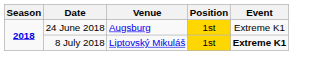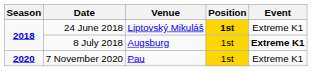(130, 28) Augsburg -> (166, 28) Liptovský Mikuláš
(209, 28) normal -> (227, 28) bold
(147, 43) Liptovský Mikuláš -> (148, 43) Augsburg
+ row: (84, 58)
